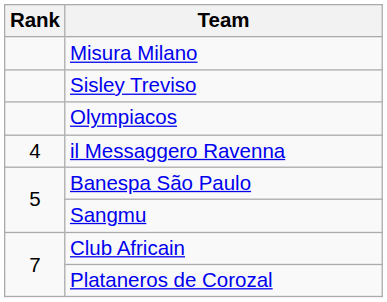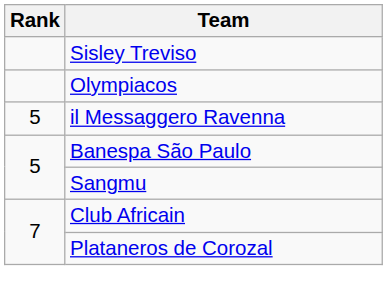- row: (134, 53)
(35, 150) 4 -> (35, 118) 5
